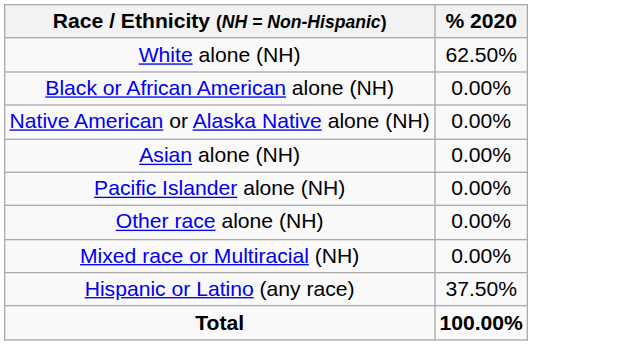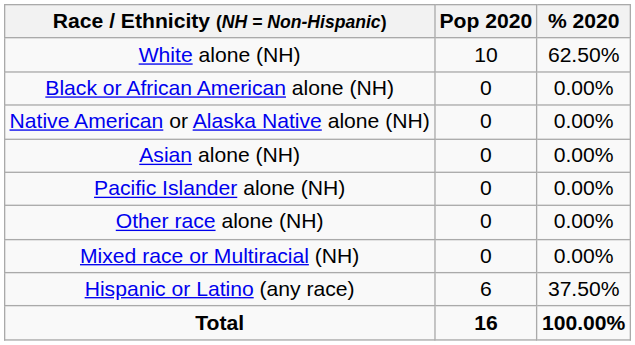+ column: (486, 21)
